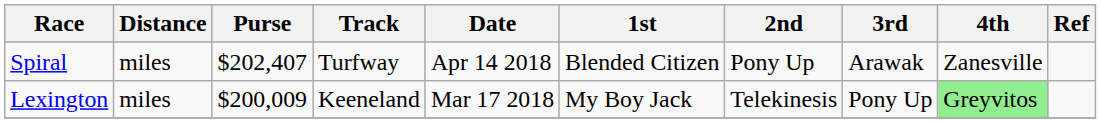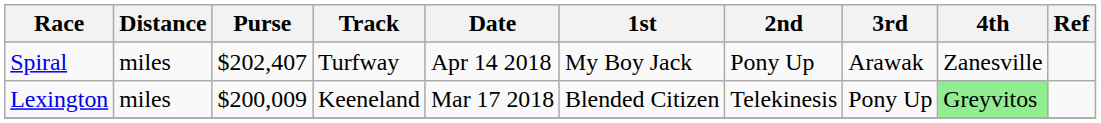(642, 61) Blended Citizen -> (629, 61) My Boy Jack
(629, 99) My Boy Jack -> (642, 99) Blended Citizen
